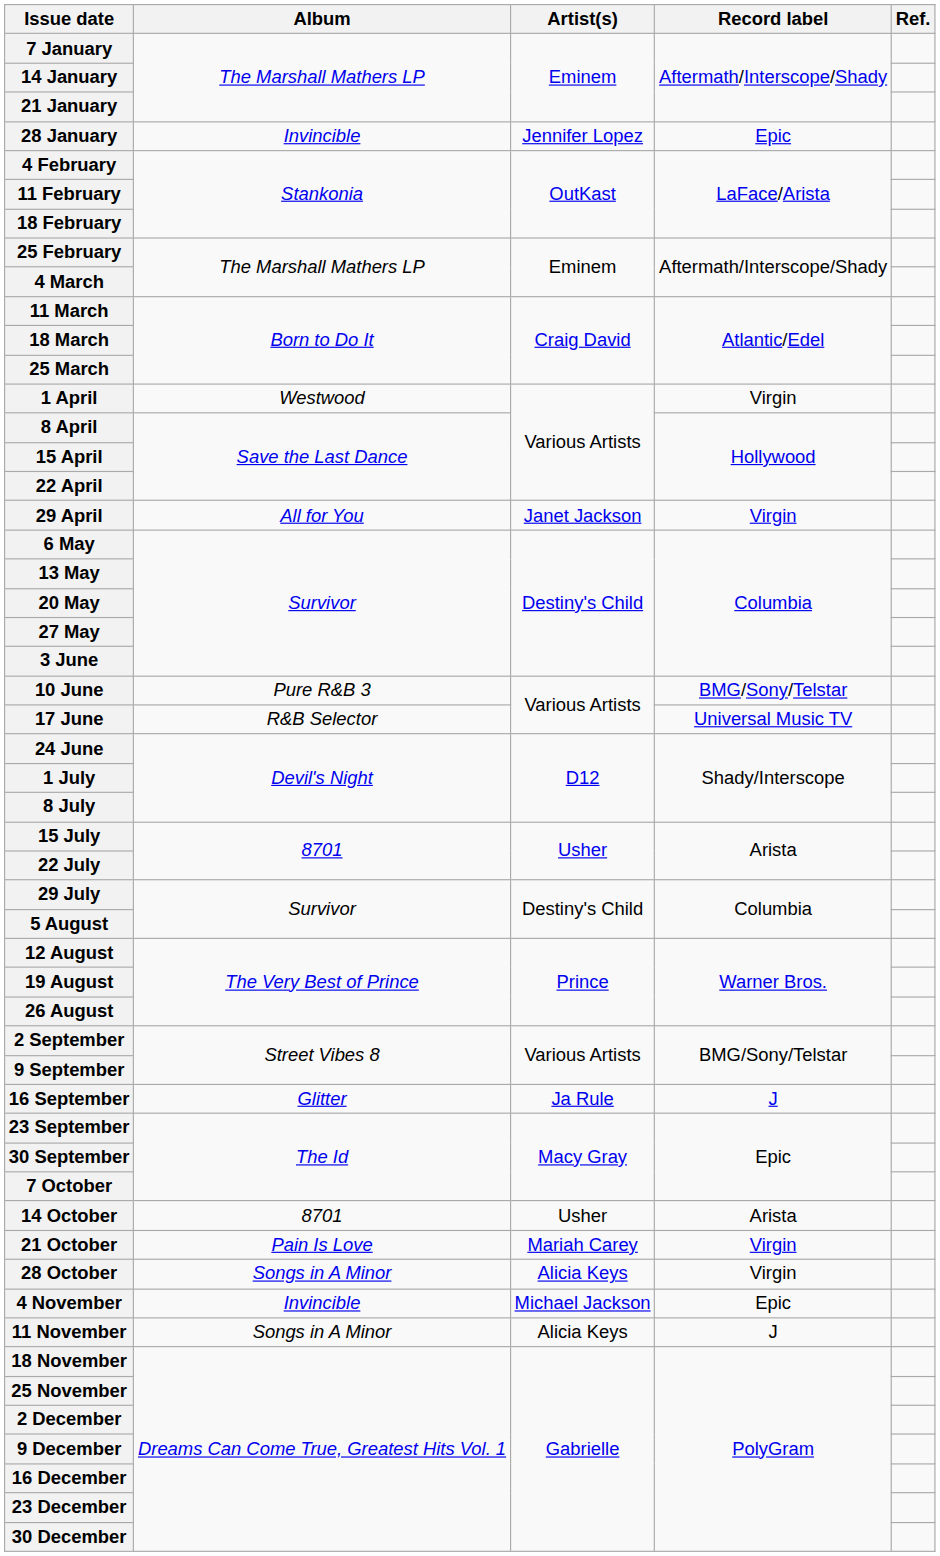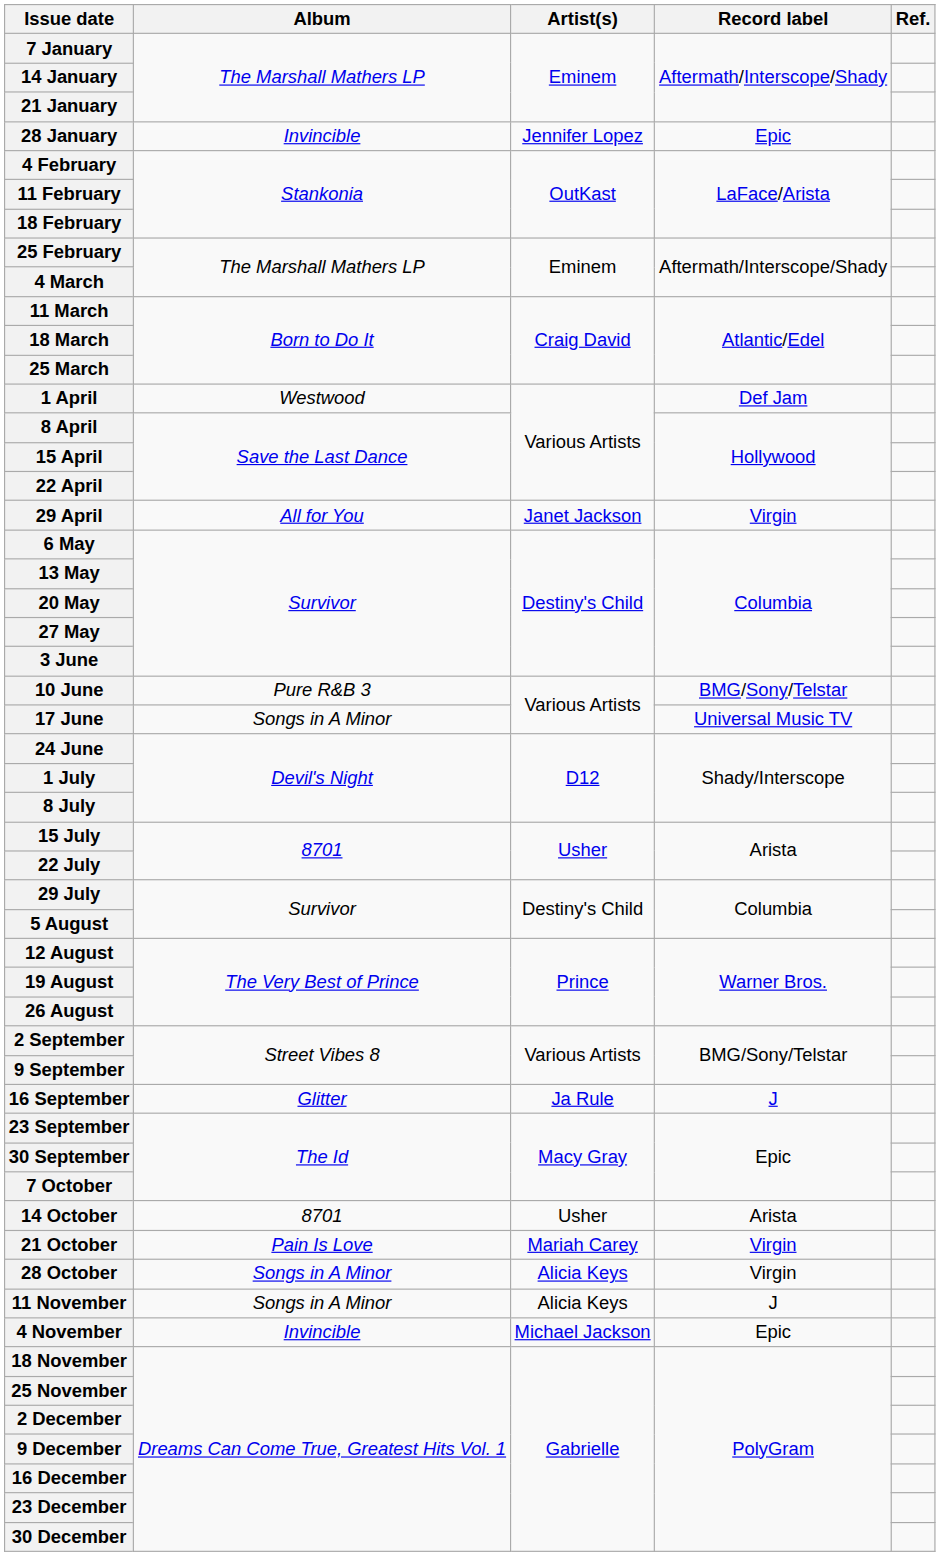(773, 398) Virgin -> (773, 398) Def Jam
(322, 719) R&B Selector -> (322, 719) Songs in A Minor
rows swapped: (69, 1303) <-> (69, 1332)
